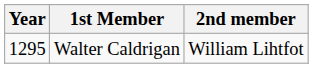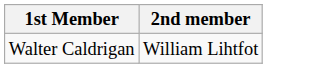- column: (27, 19)
